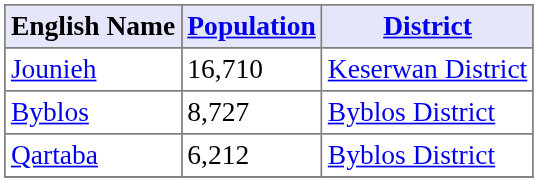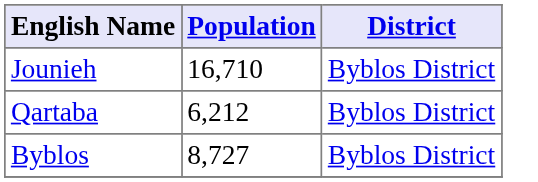(428, 69) Keserwan District -> (412, 69) Byblos District
rows swapped: (50, 111) <-> (54, 154)
